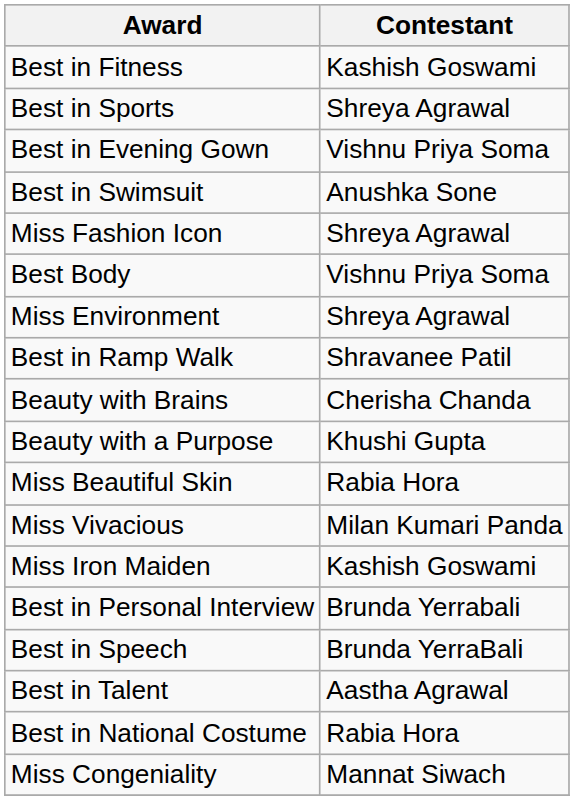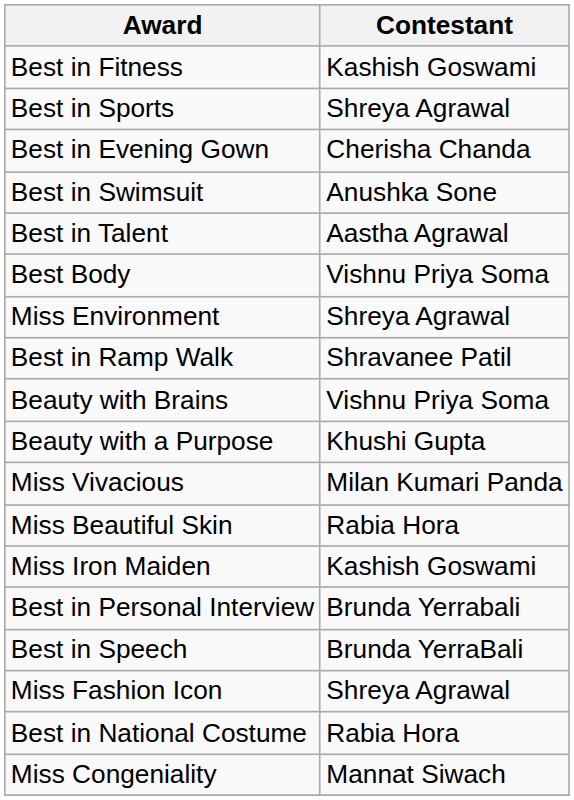(438, 150) Vishnu Priya Soma -> (428, 150) Cherisha Chanda
rows swapped: (89, 691) <-> (117, 233)
(428, 399) Cherisha Chanda -> (438, 399) Vishnu Priya Soma
rows swapped: (97, 524) <-> (122, 483)
